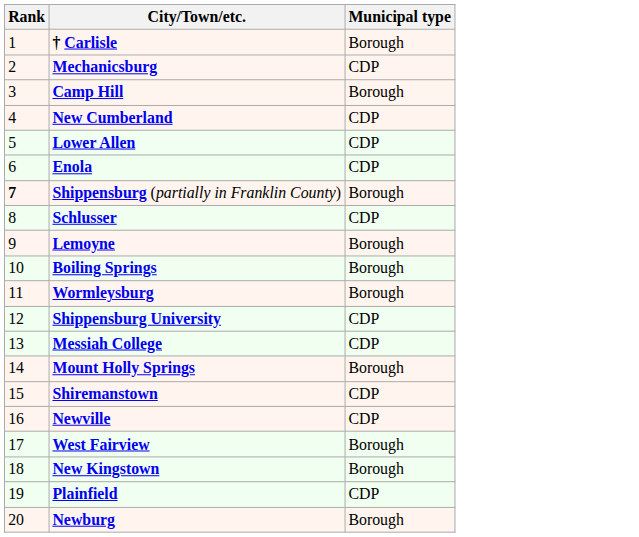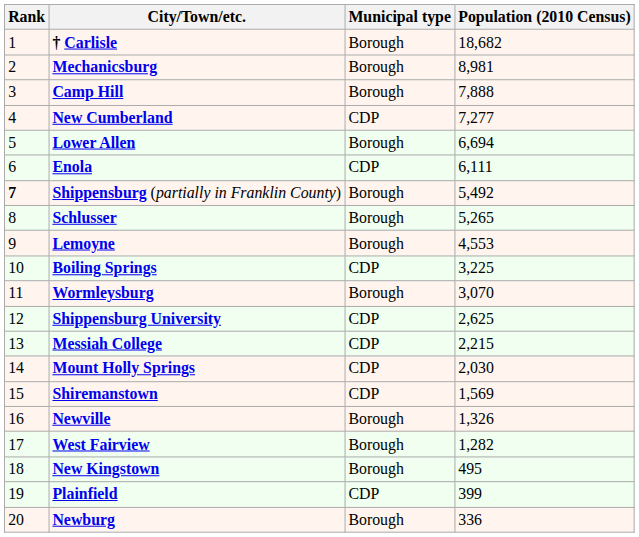+ column: (544, 17)
(364, 67) CDP -> (376, 67) Borough
(364, 142) CDP -> (376, 142) Borough
(364, 218) CDP -> (376, 218) Borough
(376, 268) Borough -> (364, 268) CDP
(376, 368) Borough -> (364, 368) CDP
(364, 419) CDP -> (376, 419) Borough
